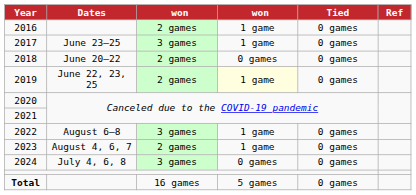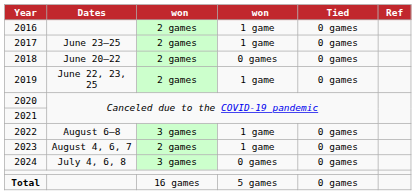(177, 43) 3 games -> (177, 43) 2 games
(257, 79) lightyellow background -> (257, 79) no background
